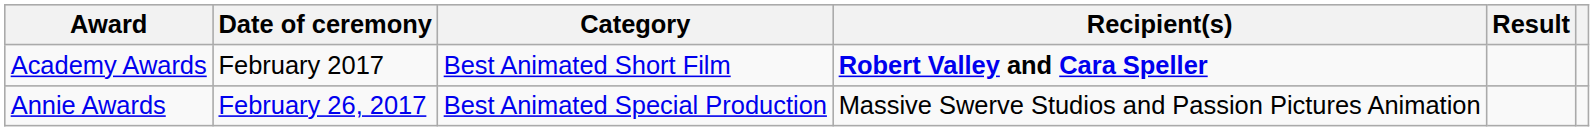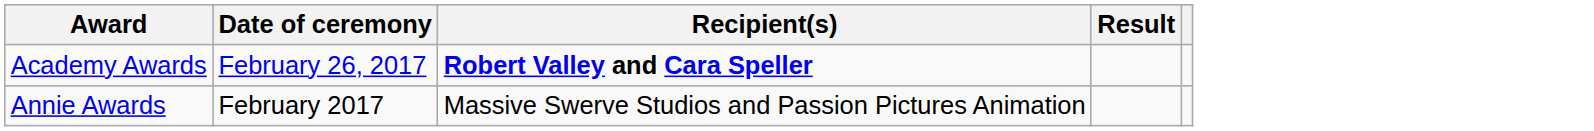- column: (635, 24)
(301, 65) February 2017 -> (322, 65) February 26, 2017
(322, 105) February 26, 2017 -> (301, 105) February 2017
